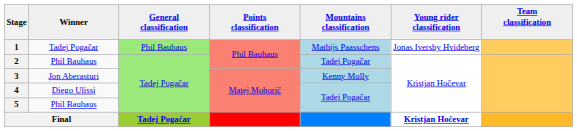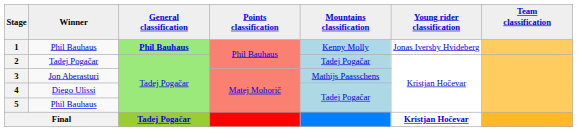(74, 47) Tadej Pogačar -> (74, 47) Phil Bauhaus
(164, 47) normal -> (164, 47) bold
(346, 47) Mathijs Paasschens -> (346, 47) Kenny Molly
(74, 61) Phil Bauhaus -> (74, 61) Tadej Pogačar
(346, 76) Kenny Molly -> (346, 76) Mathijs Paasschens
